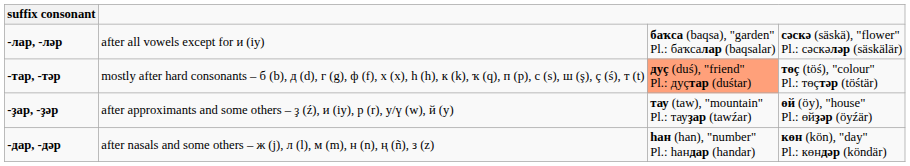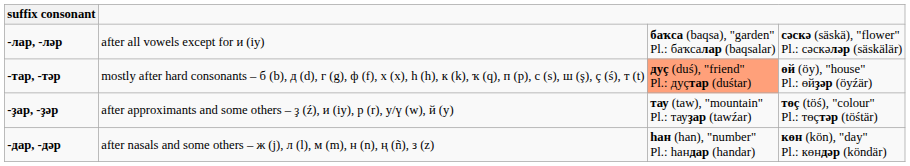(830, 75) төç (töś), "colour" Pl.: төçтәр (töśtär) -> (827, 75) өй (öy), "house" Pl.: өйҙәр (öyźär)
(827, 110) өй (öy), "house" Pl.: өйҙәр (öyźär) -> (830, 110) төç (töś), "colour" Pl.: төçтәр (töśtär)
